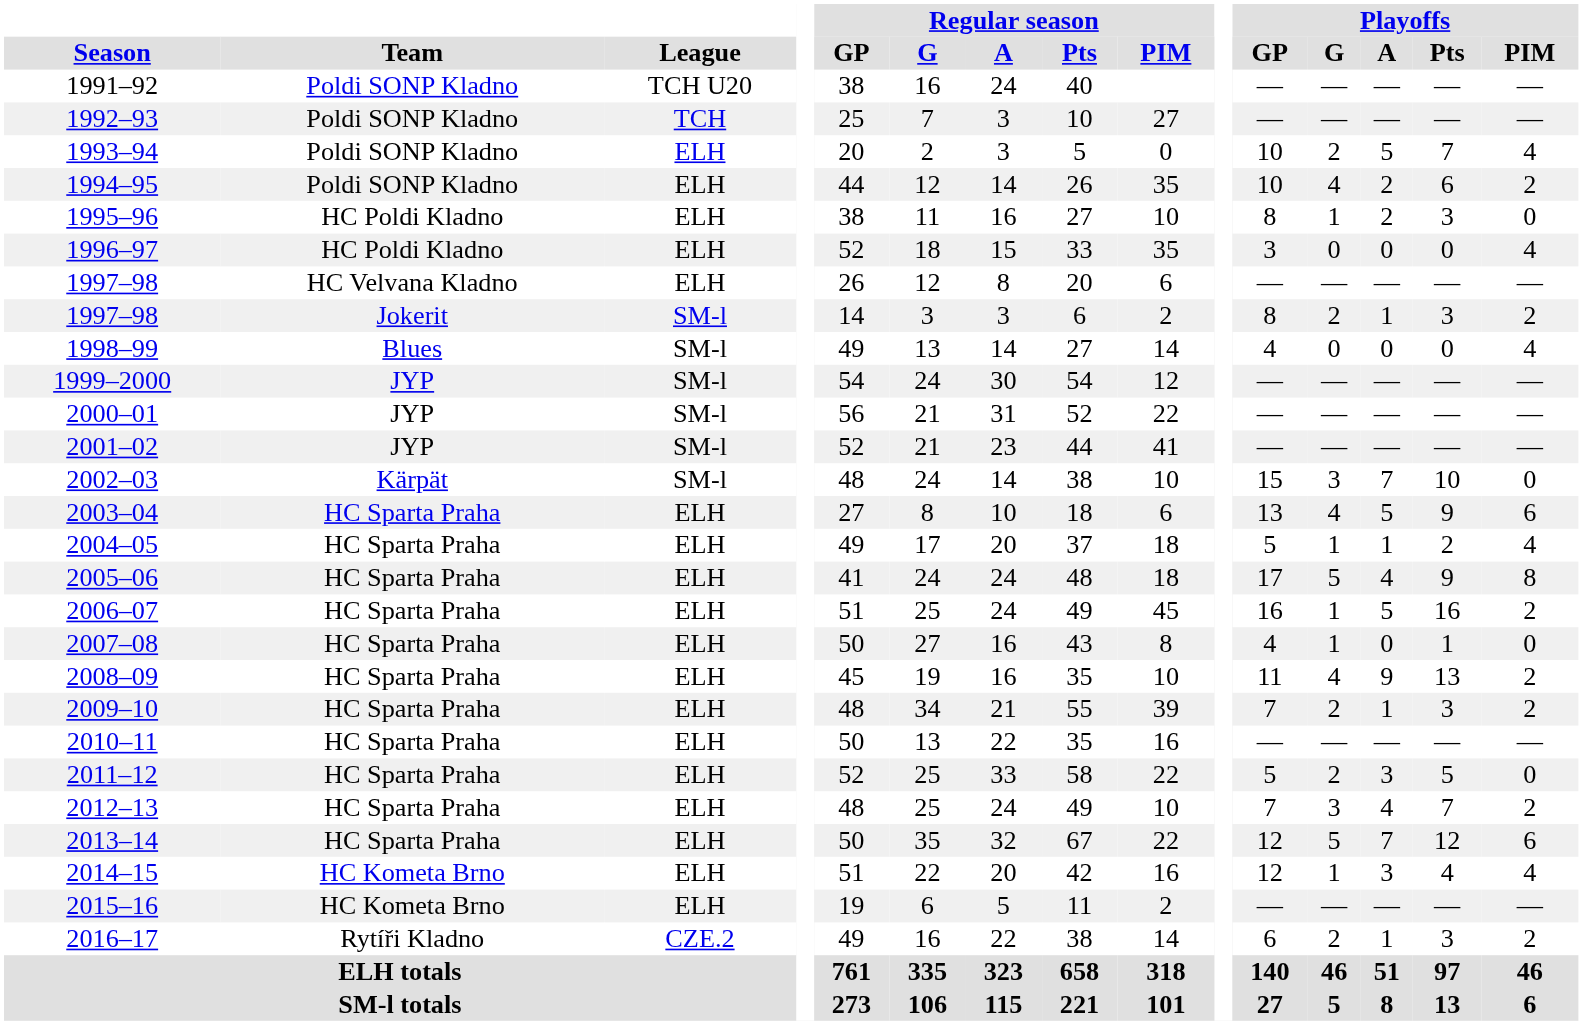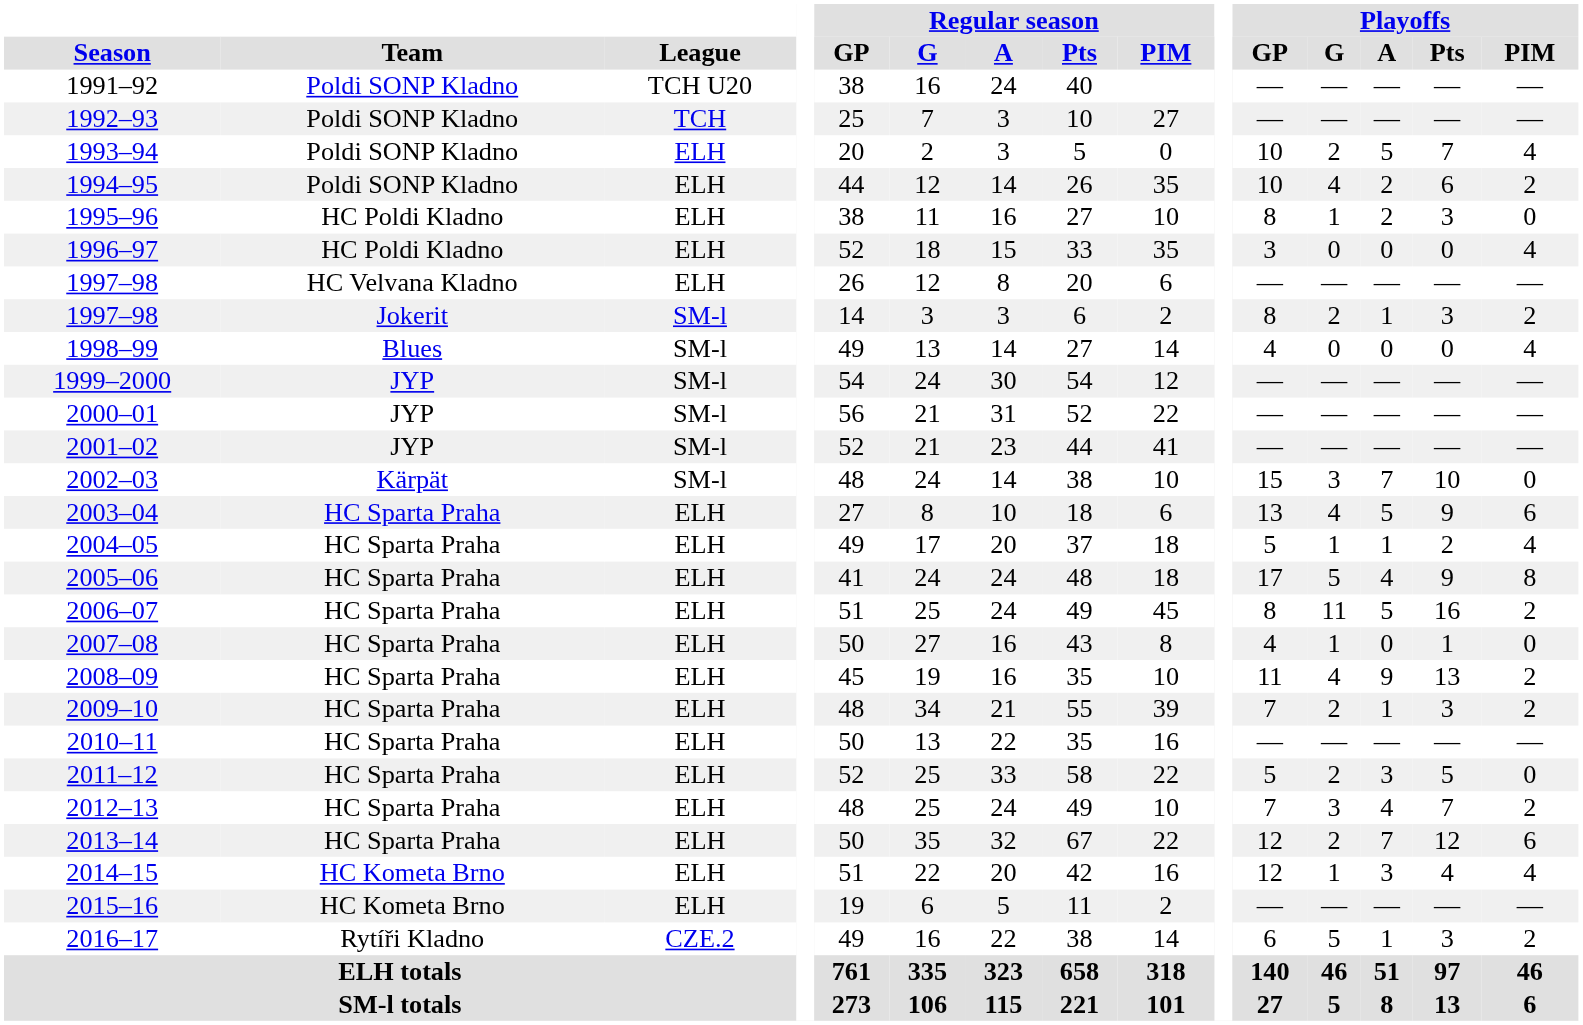(1270, 610) 16 -> (1270, 610) 8
(1334, 610) 1 -> (1334, 610) 11
(1334, 840) 5 -> (1334, 840) 2
(1334, 938) 2 -> (1334, 938) 5
